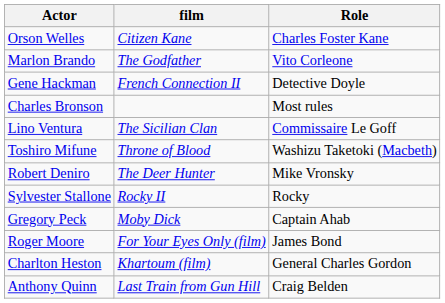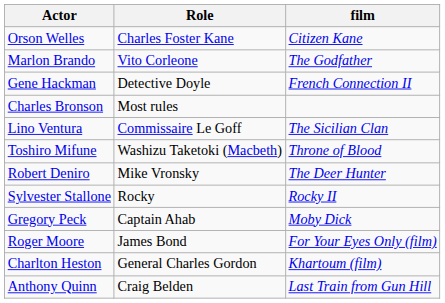columns swapped: (355, 15) <-> (192, 15)
